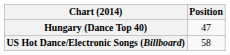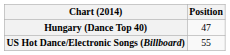(206, 43) 58 -> (206, 43) 55
